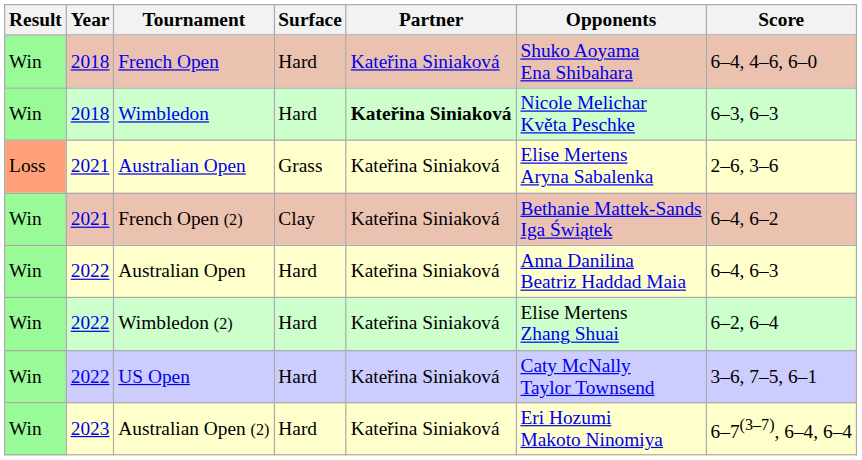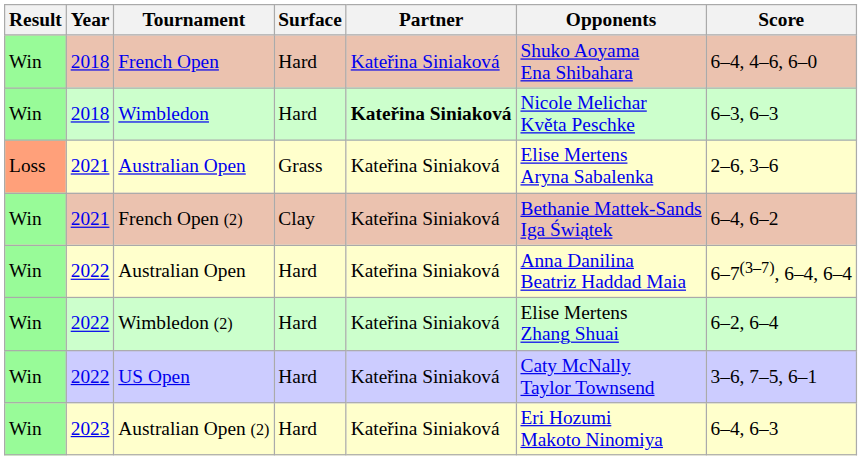(744, 271) 6–4, 6–3 -> (781, 271) 6–7(3–7), 6–4, 6–4
(781, 428) 6–7(3–7), 6–4, 6–4 -> (744, 428) 6–4, 6–3
